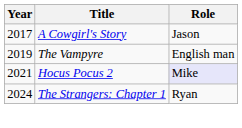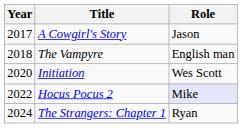(20, 53) 2019 -> (20, 53) 2018
+ row: (61, 73)
(20, 73) 2021 -> (20, 93) 2022
